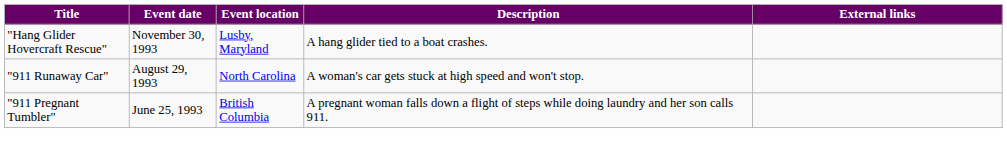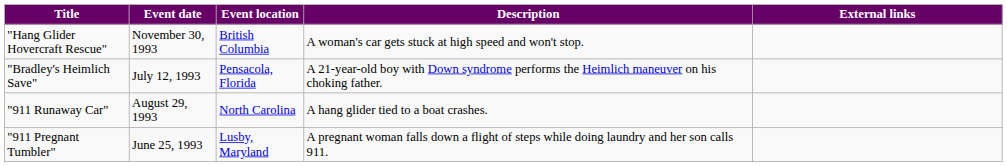(244, 41) Lusby, Maryland -> (244, 41) British Columbia
(397, 41) A hang glider tied to a boat crashes. -> (445, 41) A woman's car gets stuck at high speed and won't stop.
+ row: (59, 75)
(445, 75) A woman's car gets stuck at high speed and won't stop. -> (397, 110) A hang glider tied to a boat crashes.
(244, 110) British Columbia -> (244, 144) Lusby, Maryland
